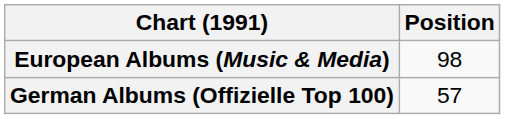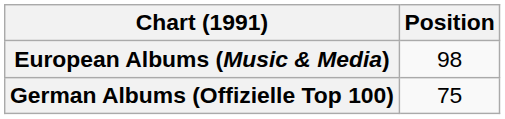(450, 95) 57 -> (450, 95) 75
